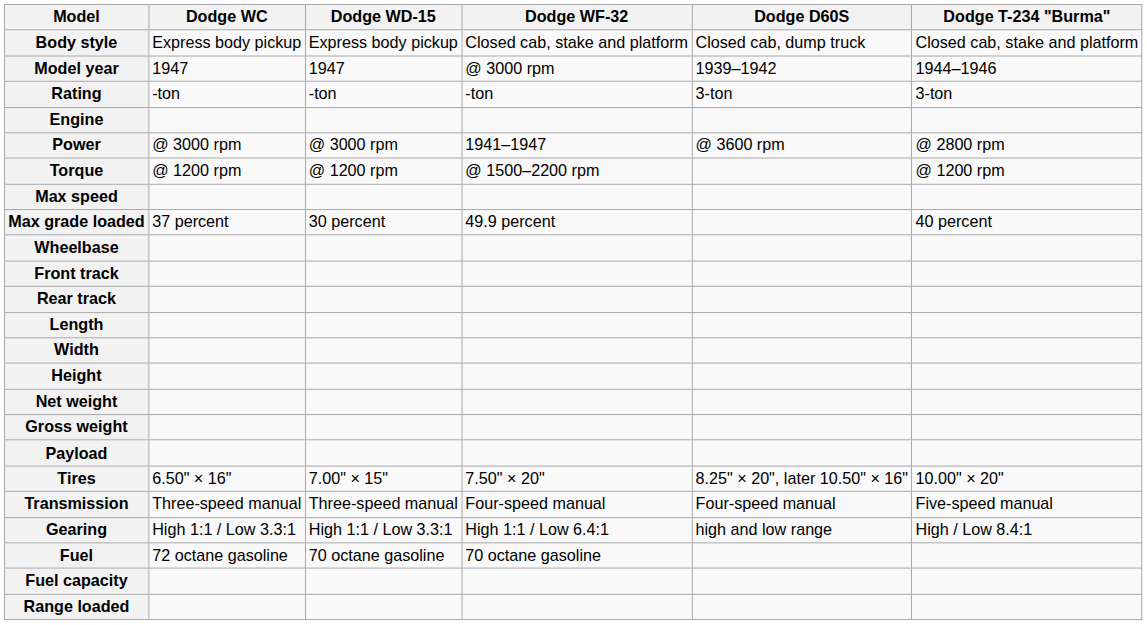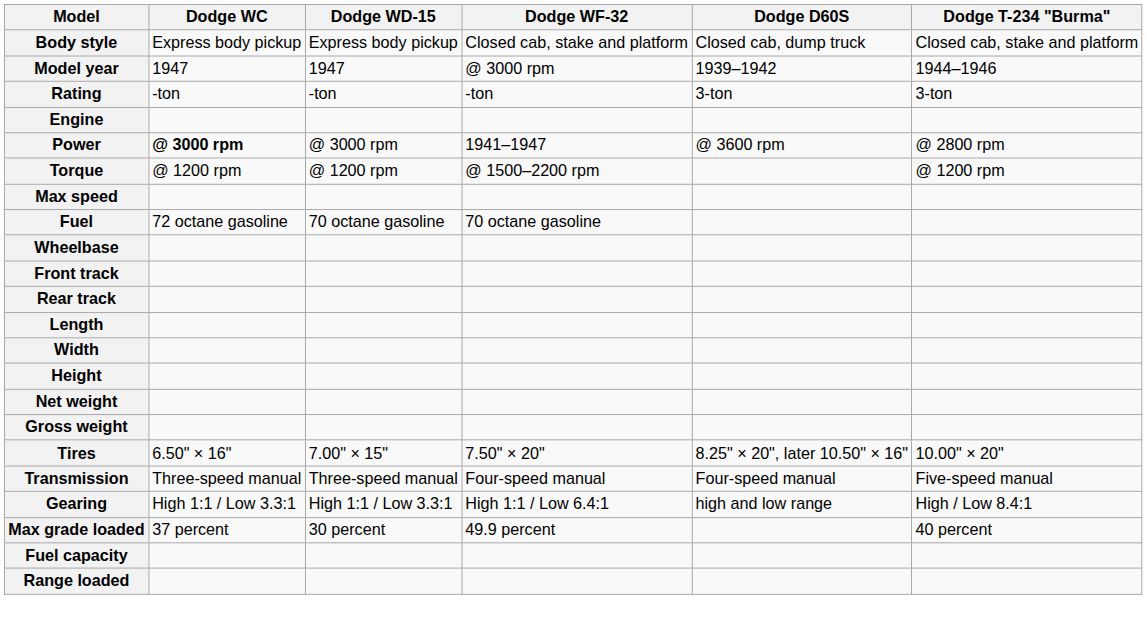(197, 145) normal -> (198, 145) bold
rows swapped: (76, 222) <-> (76, 555)
- row: (76, 453)
